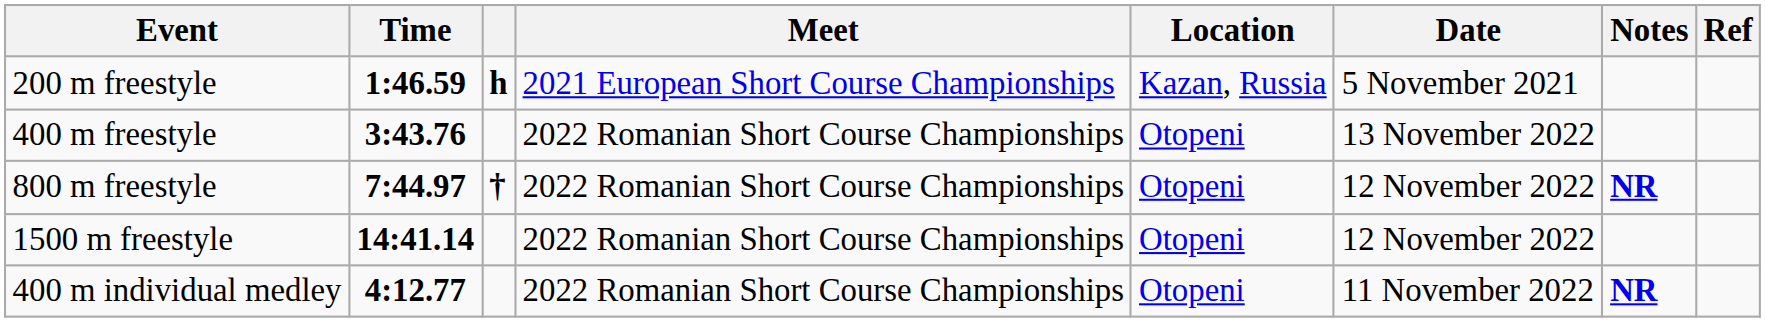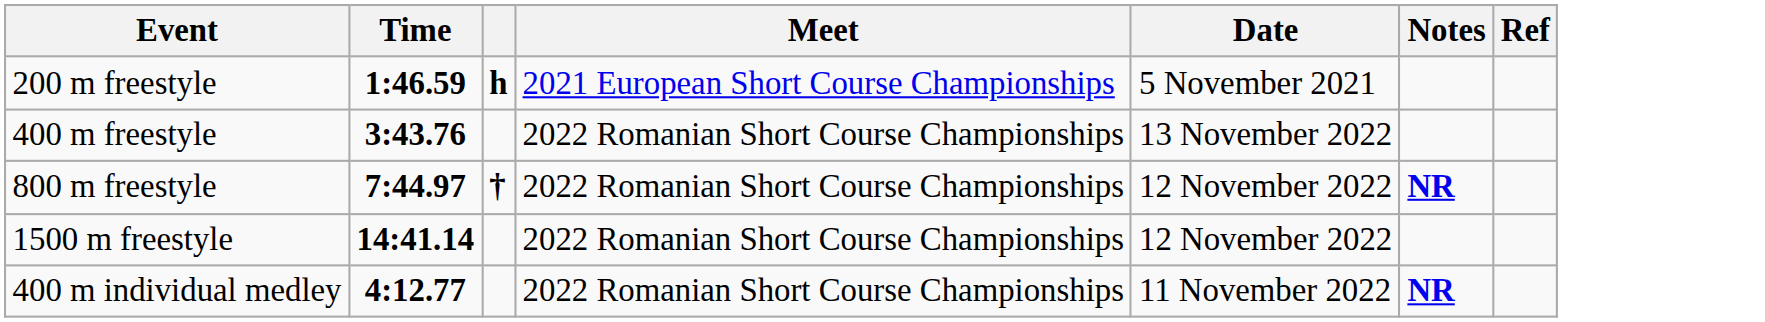- column: (1233, 30)
